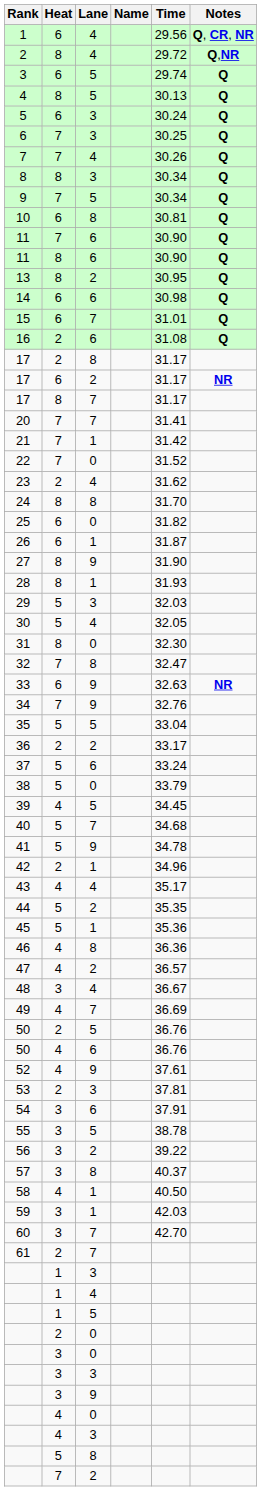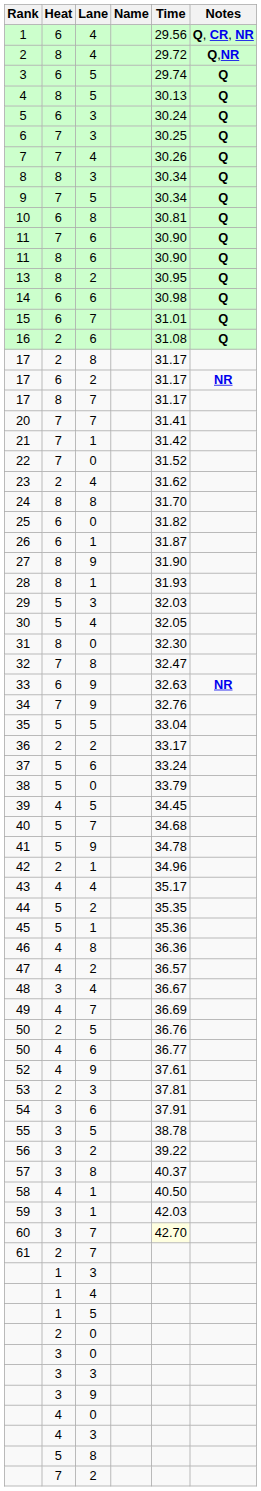(171, 1049) 36.76 -> (171, 1049) 36.77
(171, 1232) no background -> (171, 1232) lightyellow background
